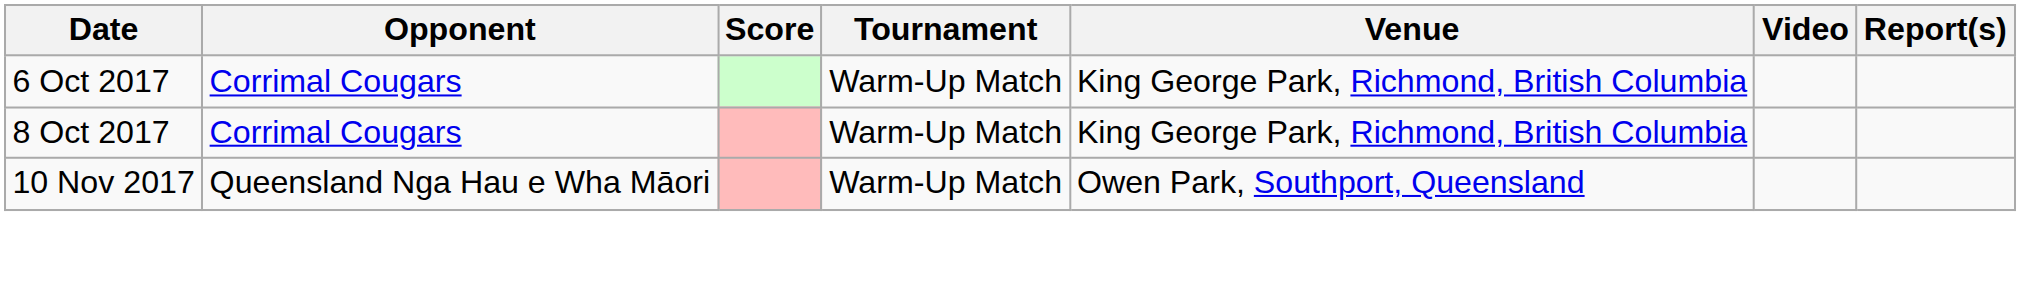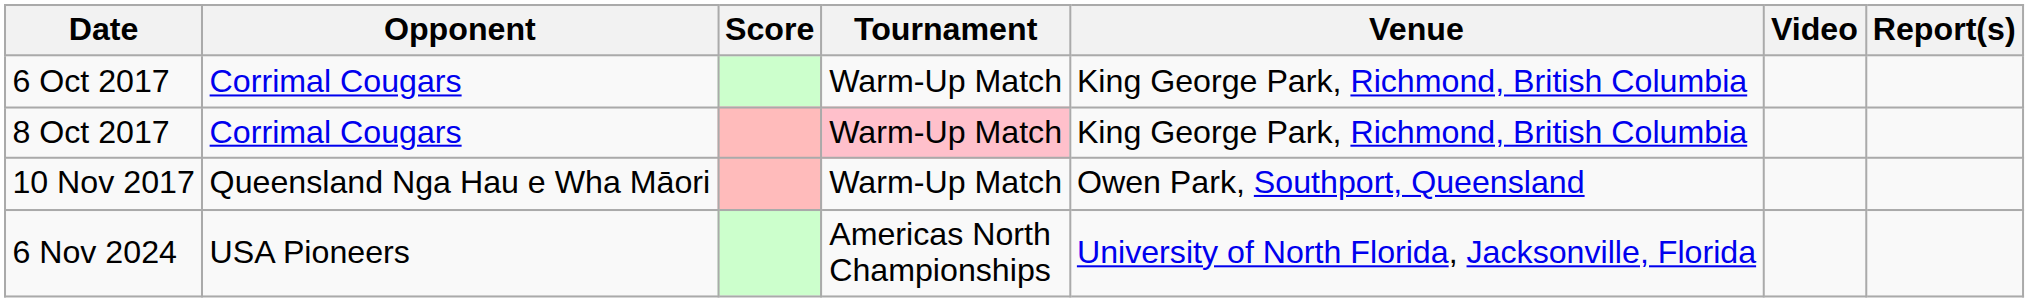(946, 132) no background -> (946, 132) pink background
+ row: (95, 252)
